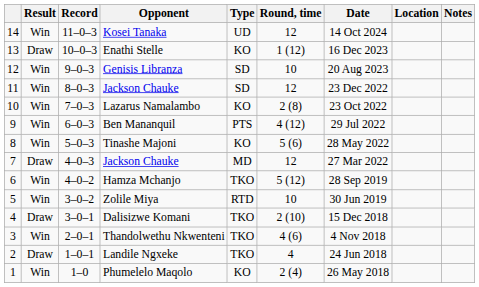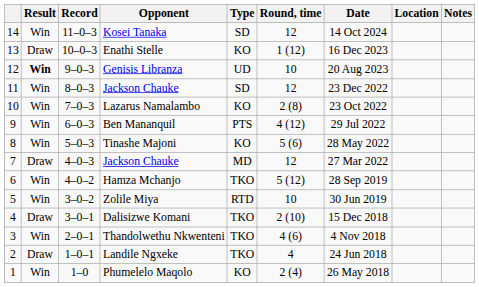(242, 32) UD -> (242, 32) SD
(40, 69) normal -> (40, 69) bold
(242, 69) SD -> (242, 69) UD
